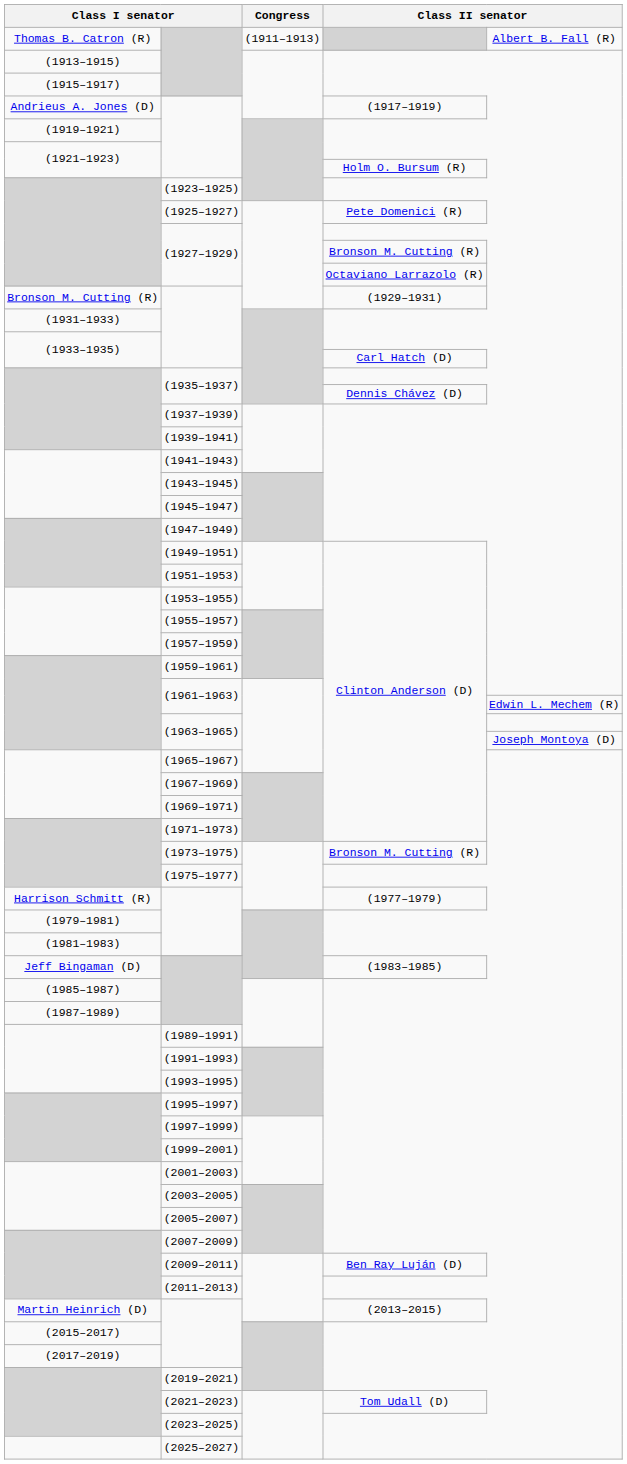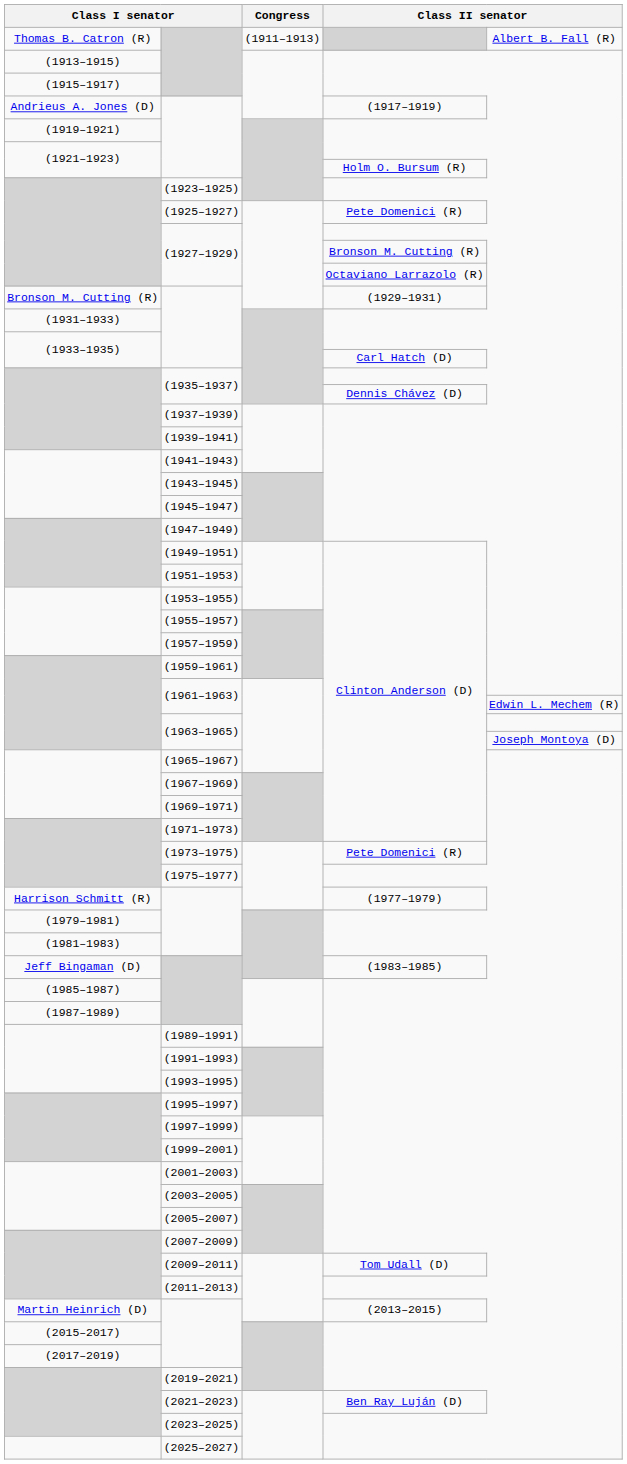(405, 853) Bronson M. Cutting (R) -> (405, 853) Pete Domenici (R)
(405, 1265) Ben Ray Luján (D) -> (405, 1265) Tom Udall (D)
(405, 1402) Tom Udall (D) -> (405, 1402) Ben Ray Luján (D)
